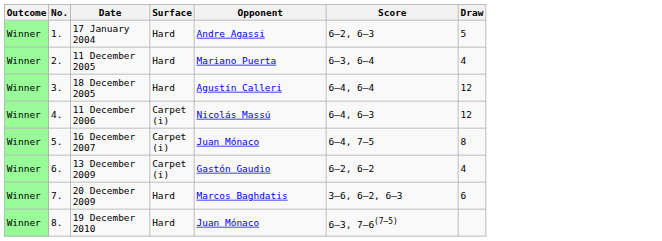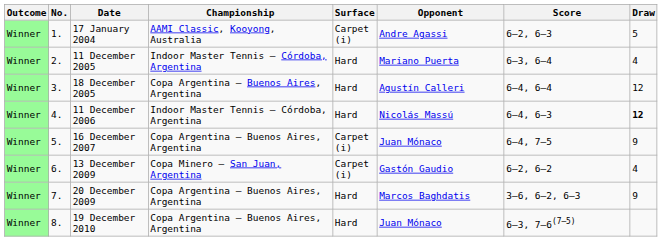+ column: (240, 12)
(164, 33) Hard -> (352, 33) Carpet (i)
(169, 114) Carpet (i) -> (346, 114) Hard
(466, 114) normal -> (638, 114) bold
(463, 141) 8 -> (635, 141) 9
(463, 195) 6 -> (635, 195) 9
